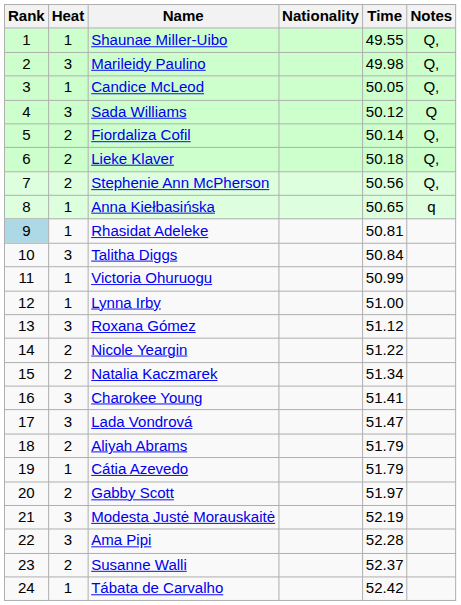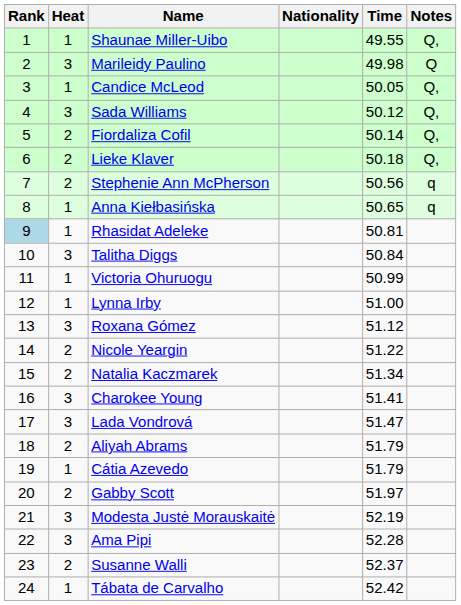(431, 64) Q, -> (431, 64) Q
(431, 111) Q -> (431, 111) Q,
(431, 183) Q, -> (431, 183) q
